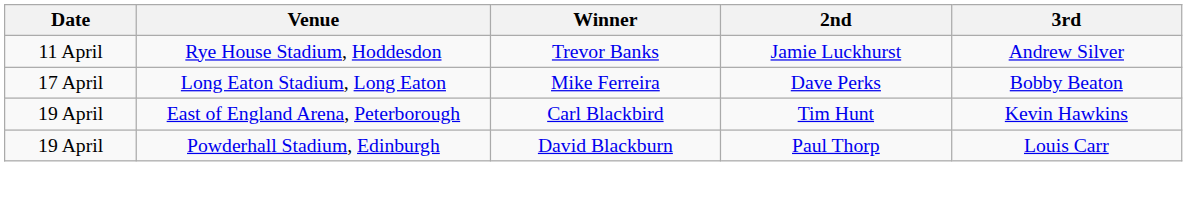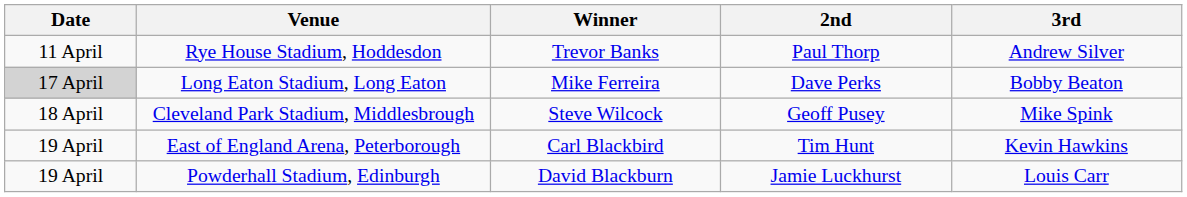(836, 51) Jamie Luckhurst -> (836, 51) Paul Thorp
(71, 82) no background -> (71, 82) lightgrey background
+ row: (313, 113)
(836, 144) Paul Thorp -> (836, 176) Jamie Luckhurst
